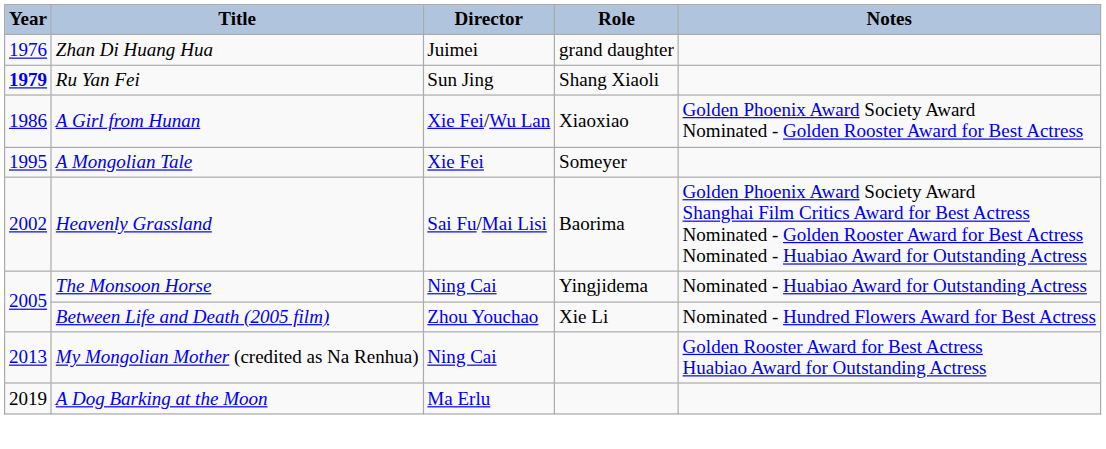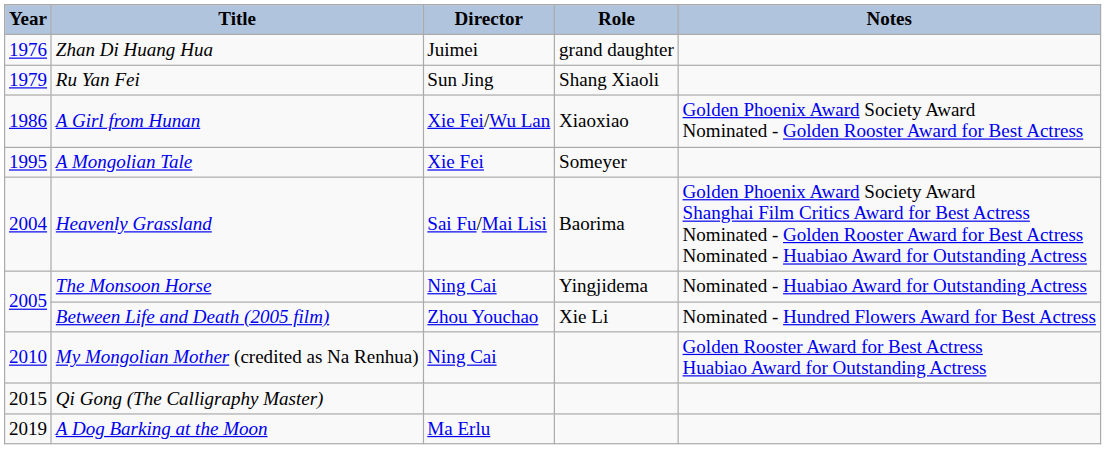(28, 79) bold -> (28, 79) normal
(28, 224) 2002 -> (28, 224) 2004
(28, 357) 2013 -> (28, 357) 2010
+ row: (190, 398)
